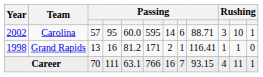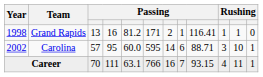rows swapped: (58, 48) <-> (58, 32)
